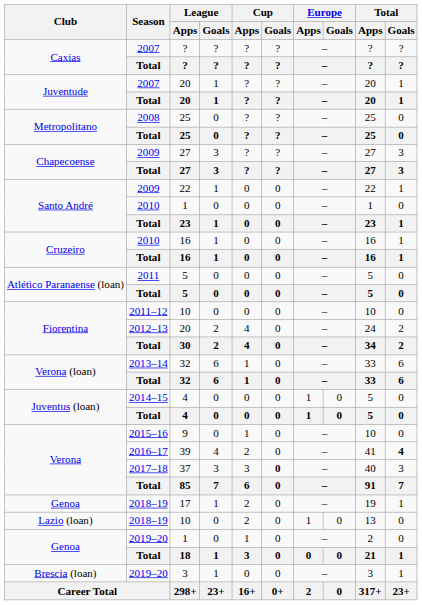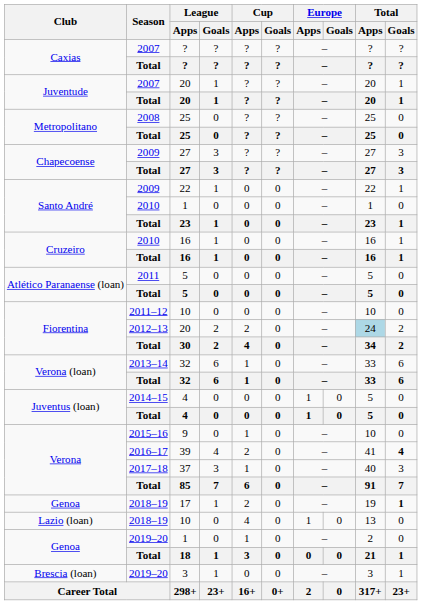(247, 328) 4 -> (247, 328) 2
(370, 328) no background -> (370, 328) lightblue background
(247, 468) 3 -> (247, 468) 1
(278, 468) bold -> (278, 468) normal
(401, 503) normal -> (401, 503) bold
(247, 521) 2 -> (247, 521) 4
